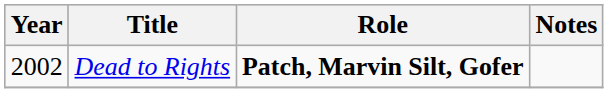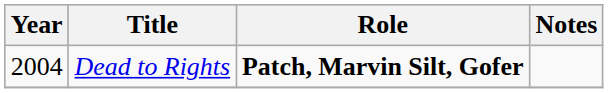(37, 66) 2002 -> (37, 66) 2004
